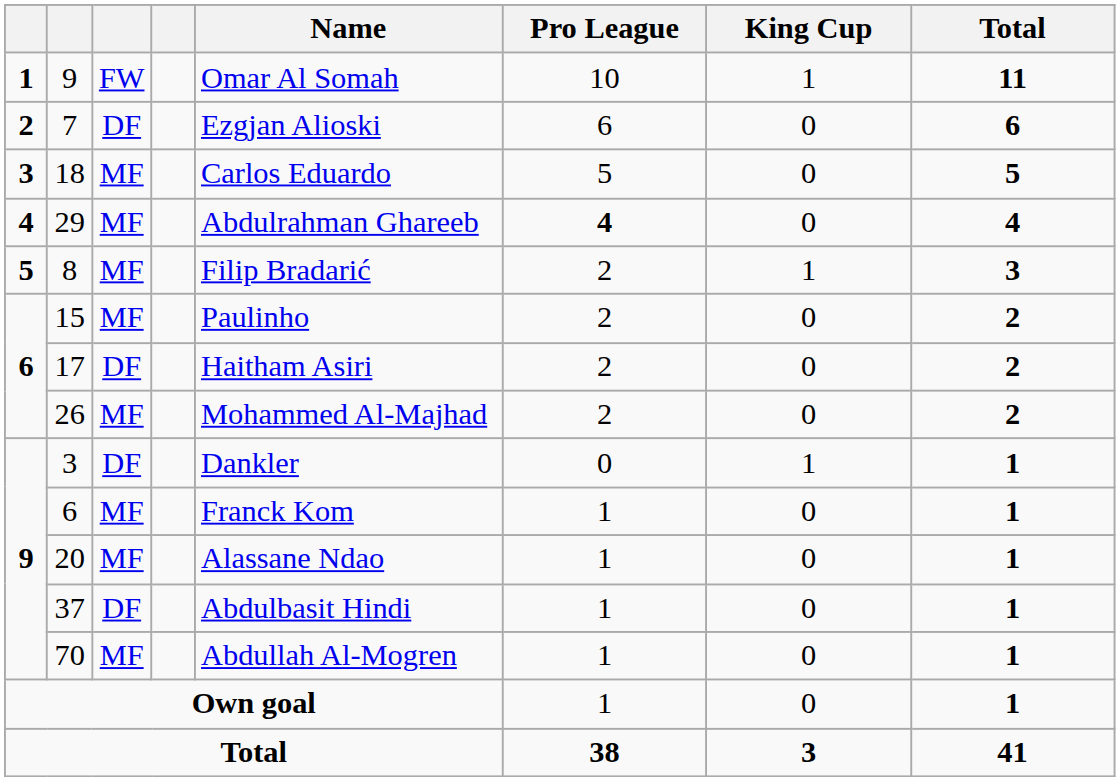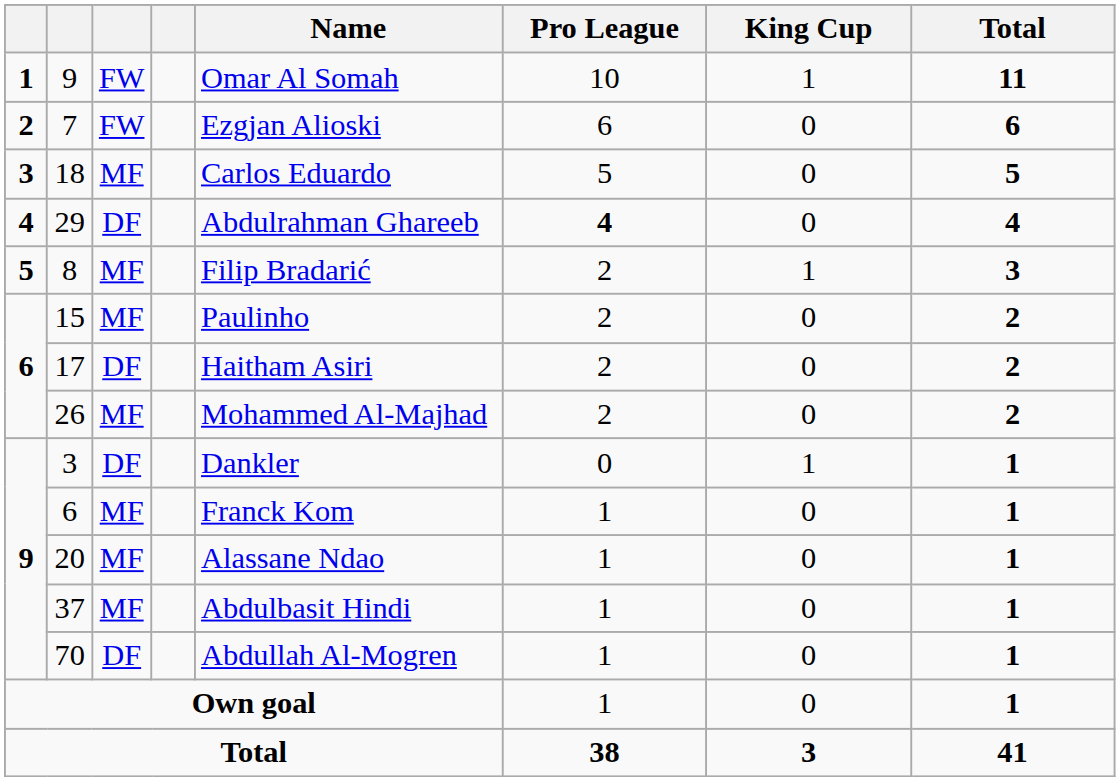(122, 125) DF -> (122, 125) FW
(122, 221) MF -> (122, 221) DF
(122, 607) DF -> (122, 607) MF
(122, 655) MF -> (122, 655) DF
